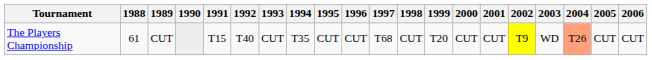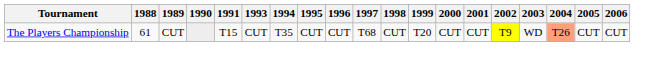- column: (245, 13)
